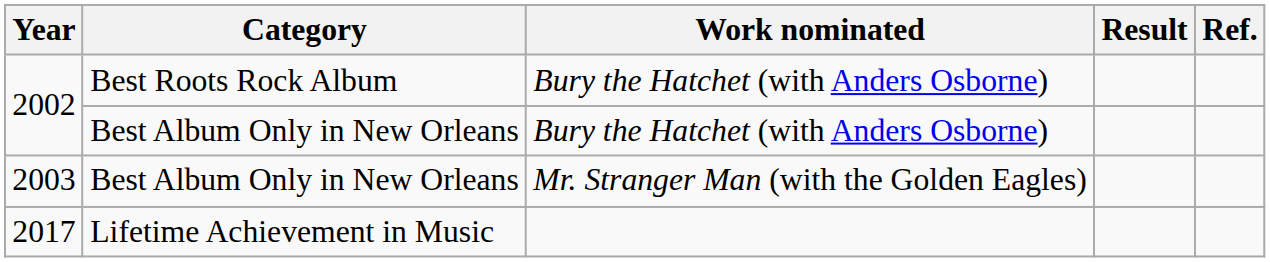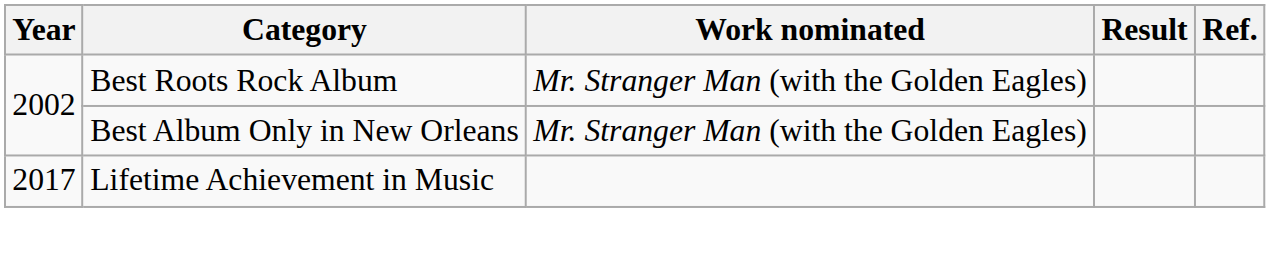(791, 79) Bury the Hatchet (with Anders Osborne) -> (810, 79) Mr. Stranger Man (with the Golden Eagles)
(791, 130) Bury the Hatchet (with Anders Osborne) -> (810, 130) Mr. Stranger Man (with the Golden Eagles)
- row: (44, 180)
